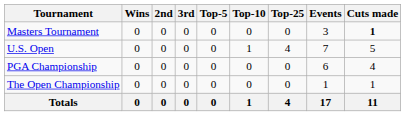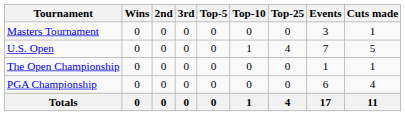(372, 31) bold -> (372, 31) normal
rows swapped: (63, 84) <-> (52, 66)
